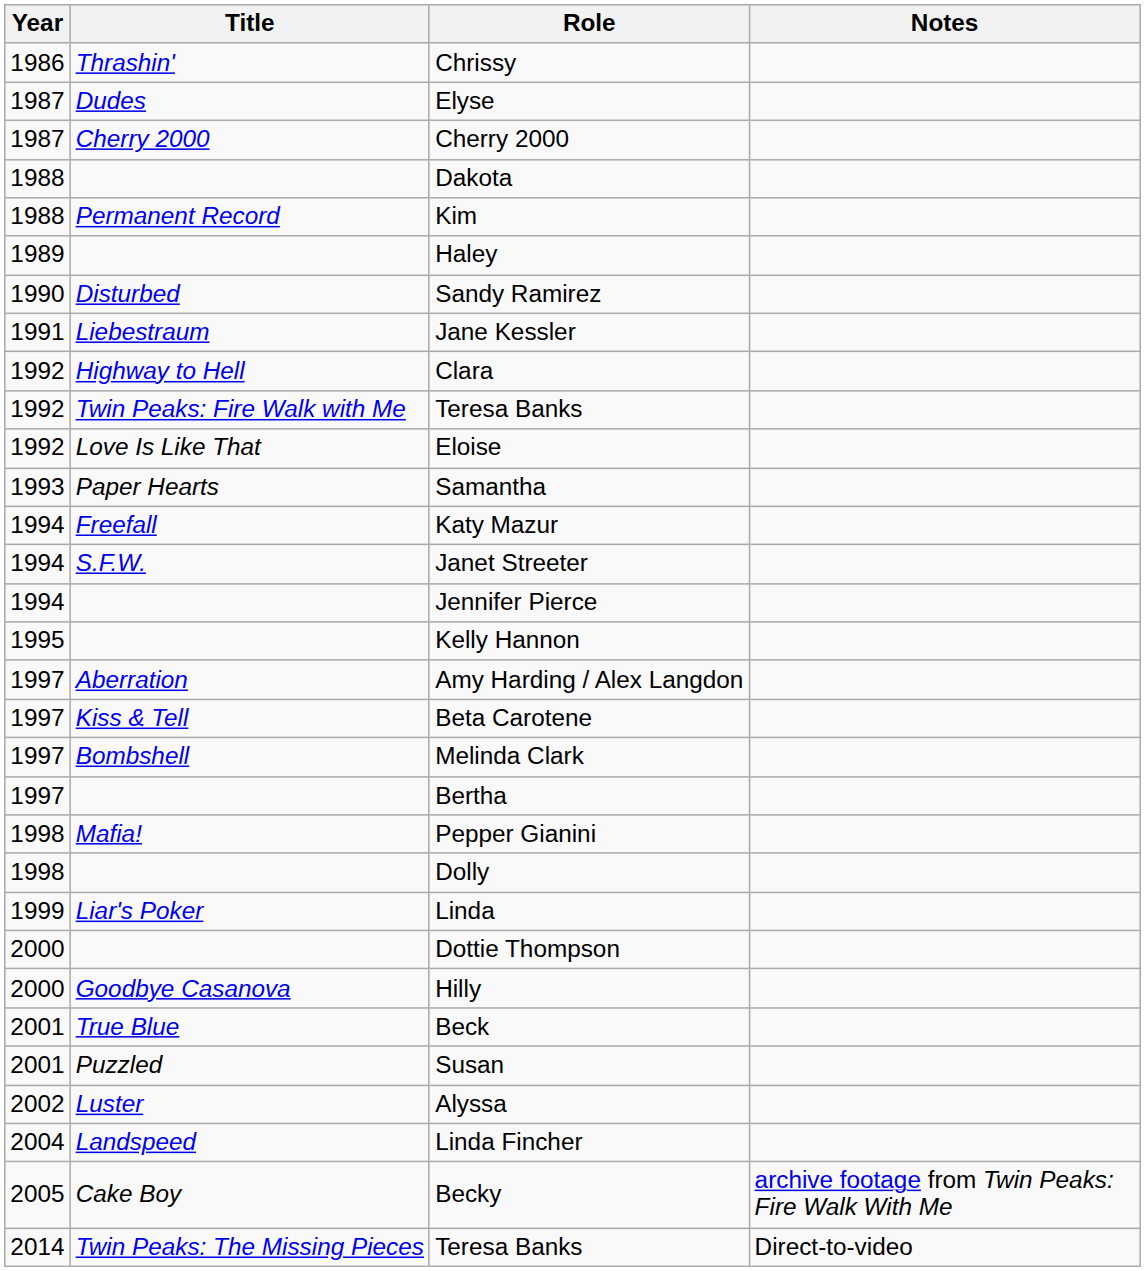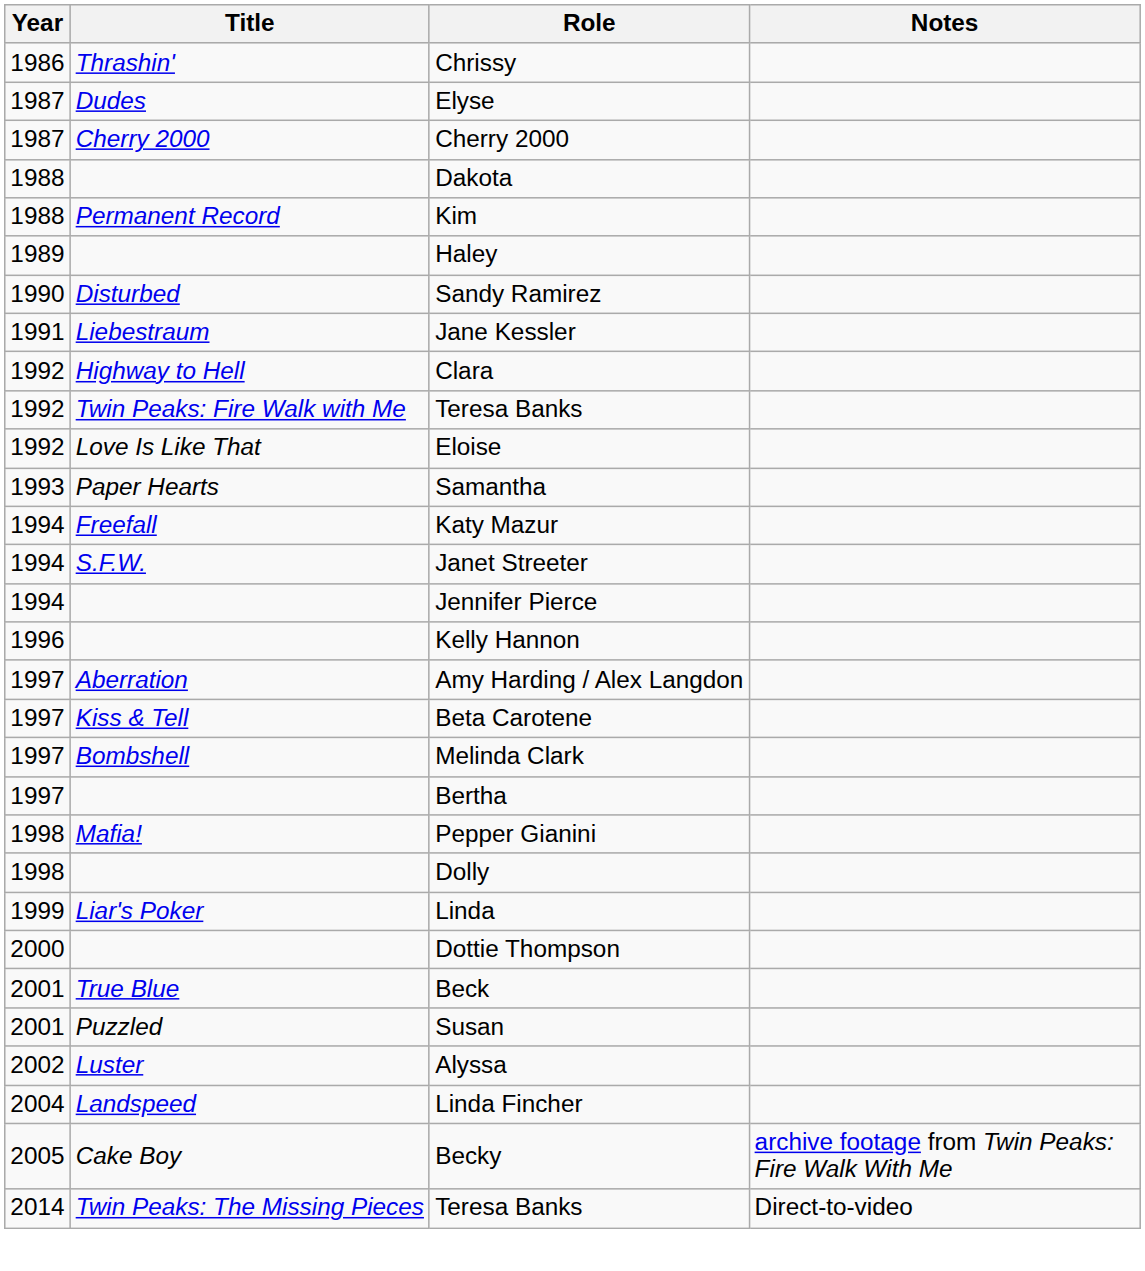(37, 640) 1995 -> (37, 640) 1996
- row: (183, 988)
